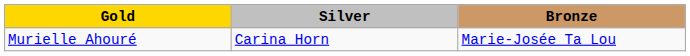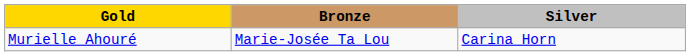columns swapped: (345, 16) <-> (572, 16)
